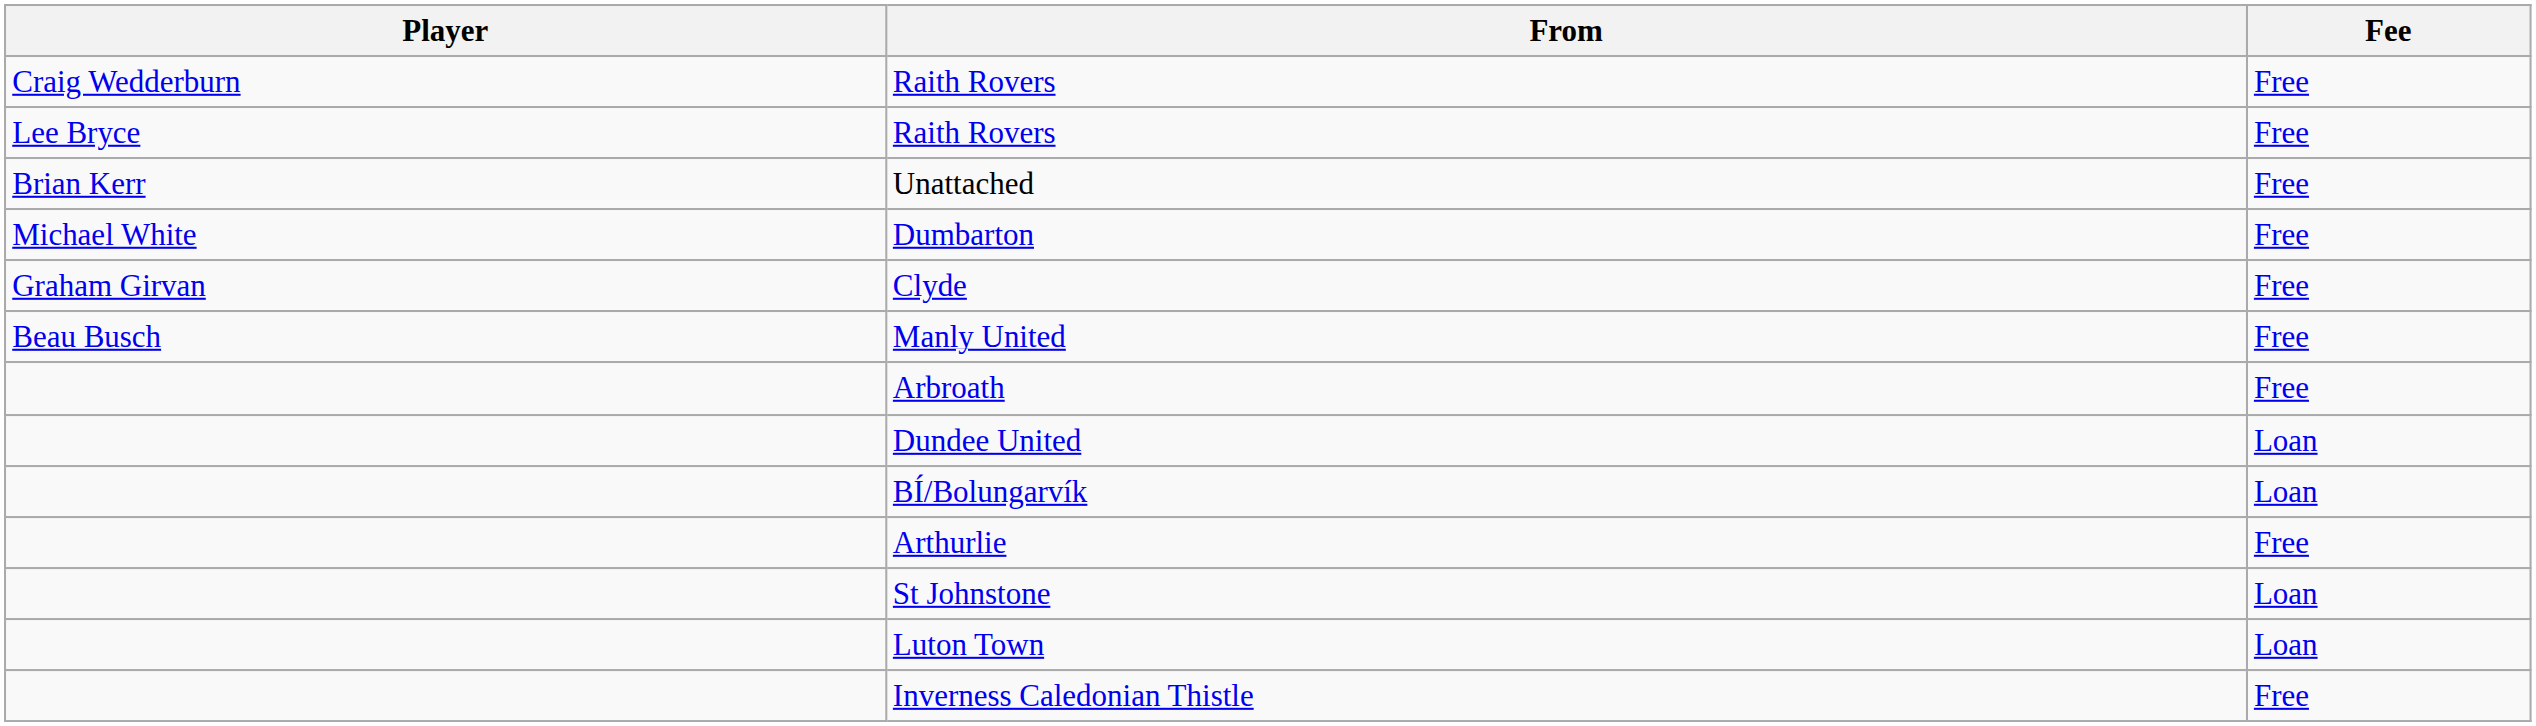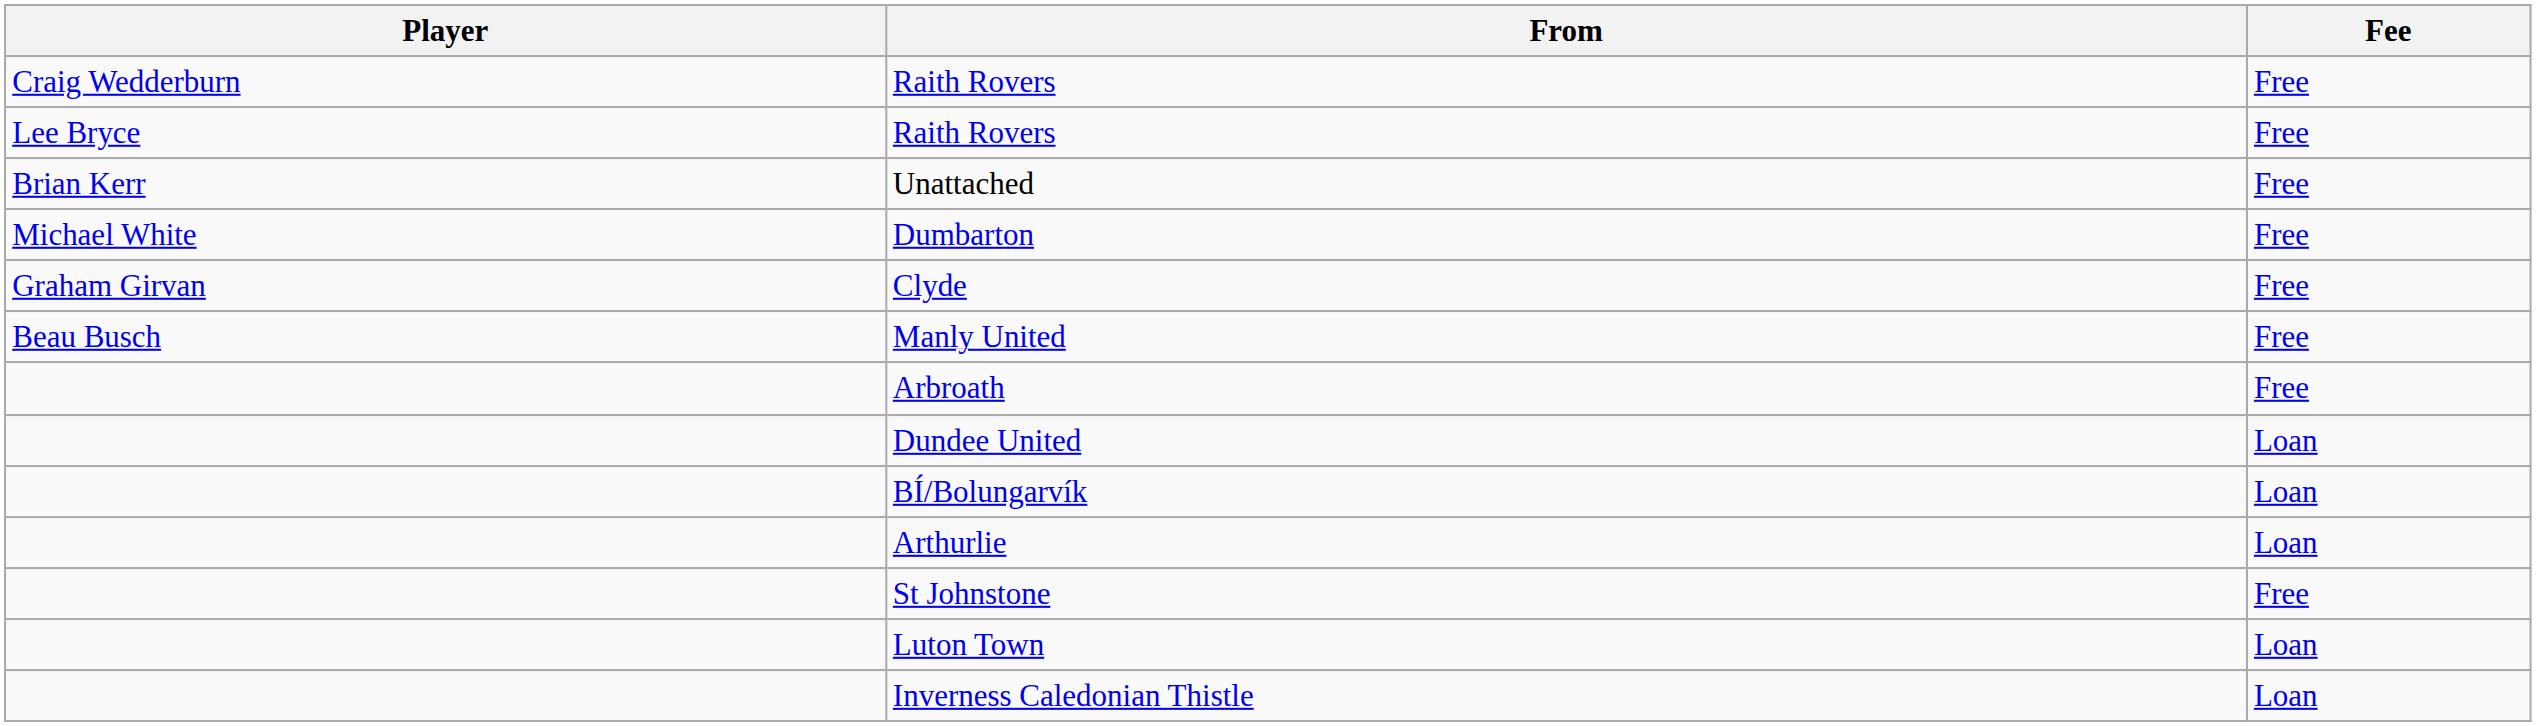(2281, 541) Free -> (2286, 541) Loan
(2286, 592) Loan -> (2281, 592) Free
(2281, 694) Free -> (2286, 694) Loan
